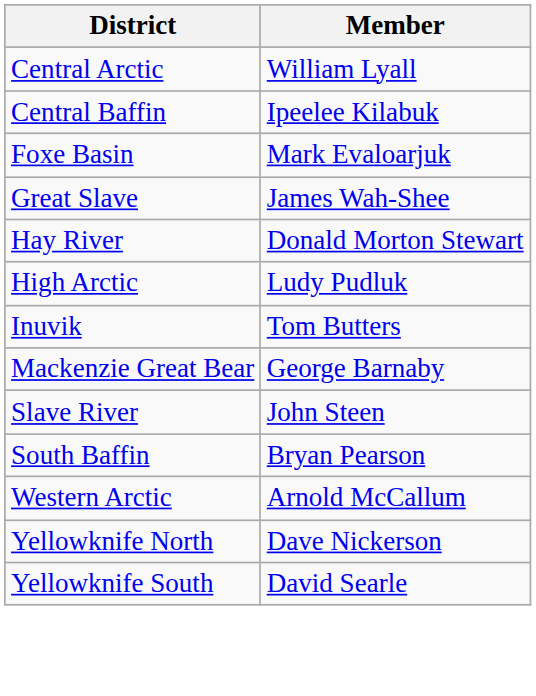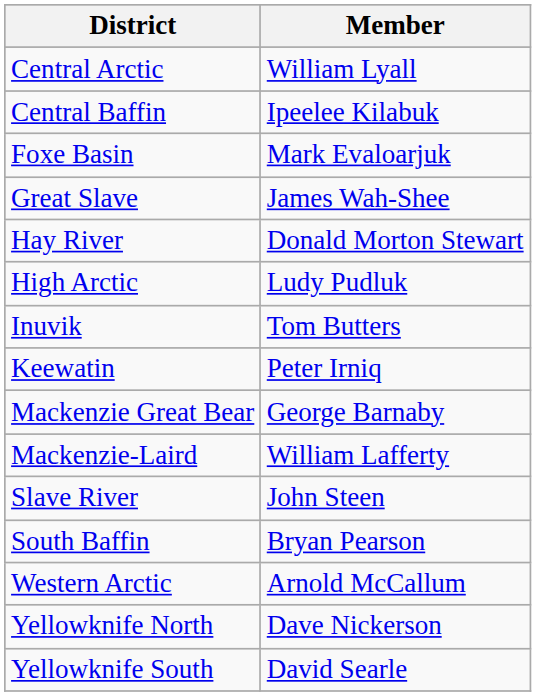+ row: (63, 369)
+ row: (104, 454)
